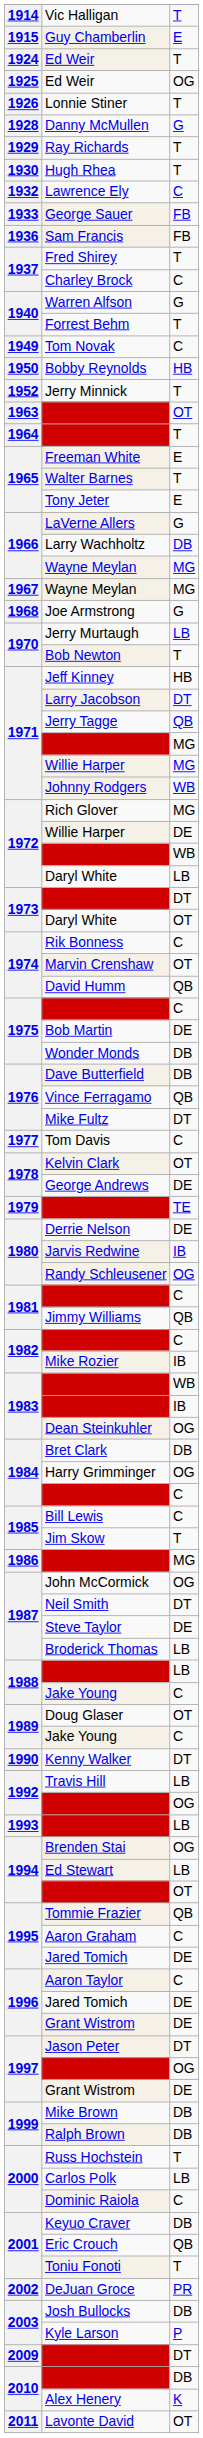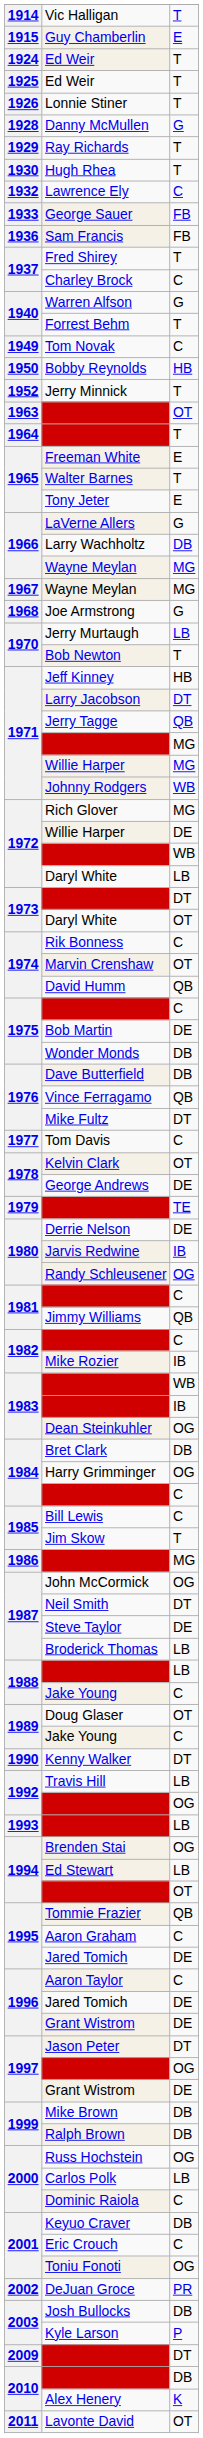(184, 81) OG -> (177, 81) T
(177, 2156) T -> (184, 2156) OG
(183, 2245) QB -> (178, 2245) C
(177, 2267) T -> (184, 2267) OG
